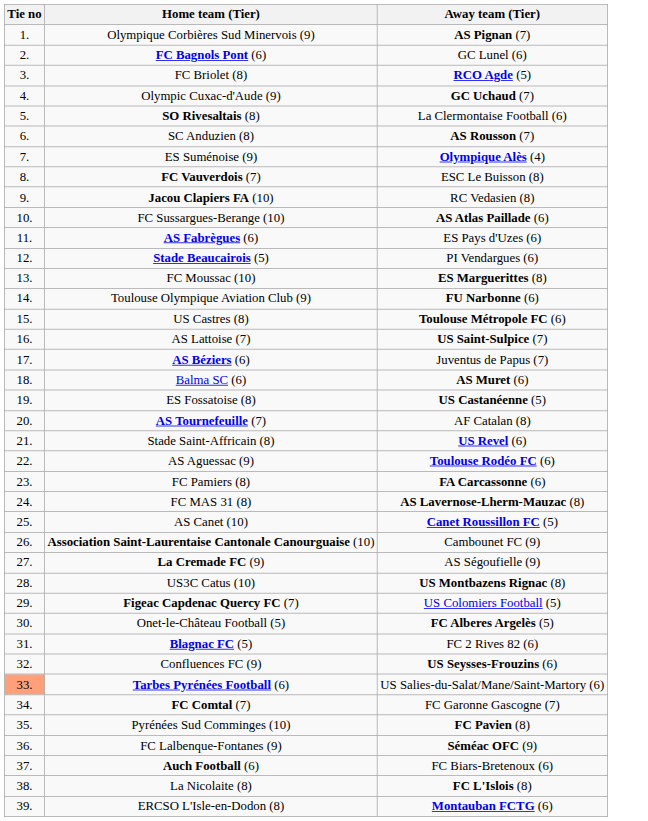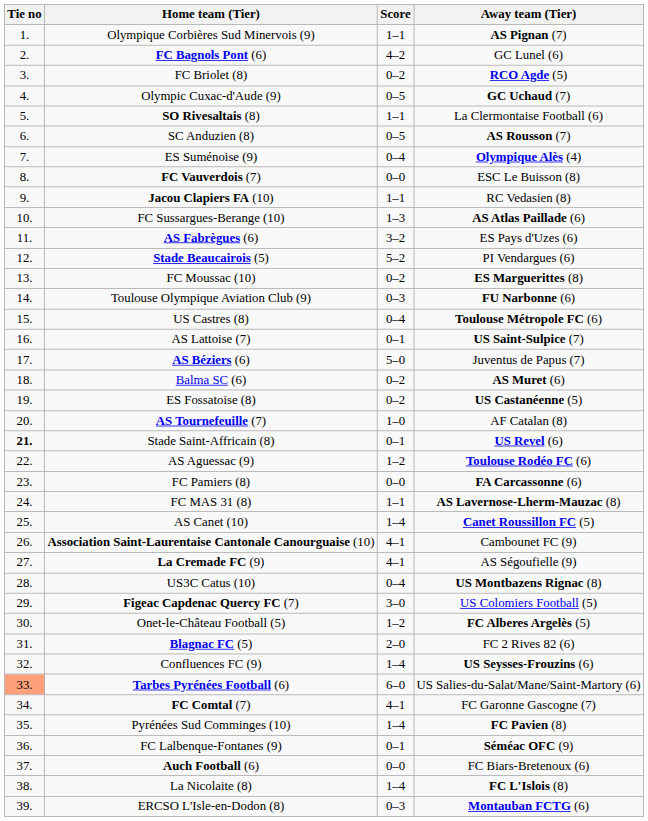+ column: (395, 14)
(24, 440) normal -> (24, 440) bold
